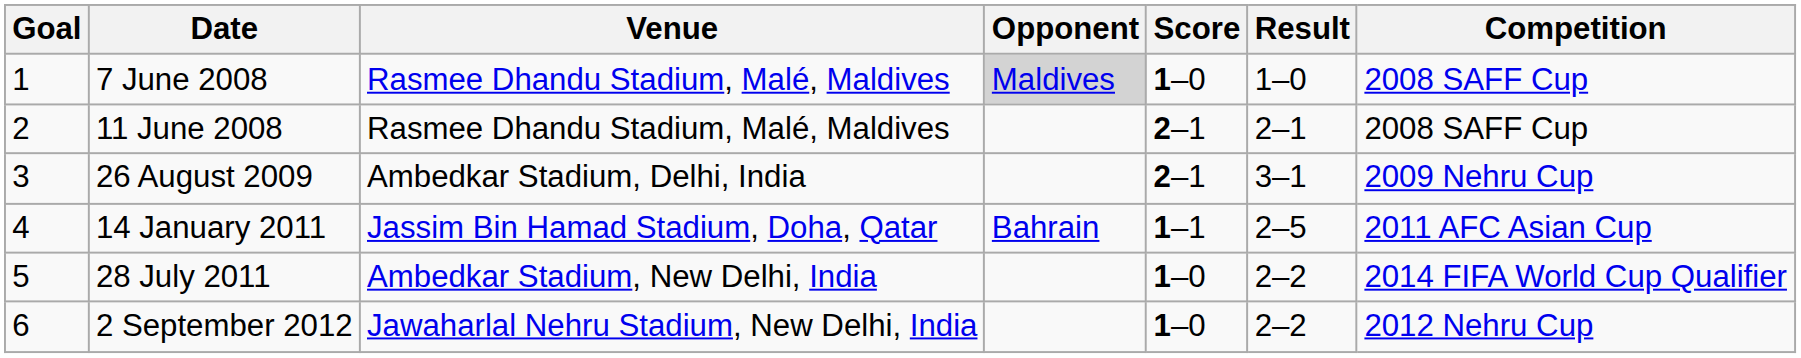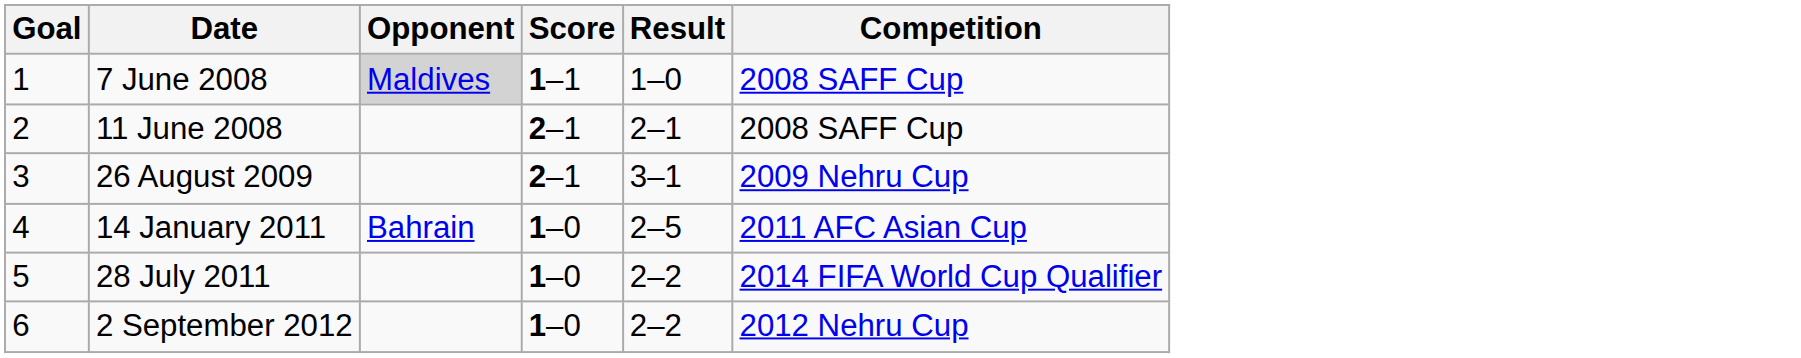- column: (672, 29)
(1180, 78) 1–0 -> (555, 78) 1–1
(1180, 227) 1–1 -> (555, 227) 1–0
